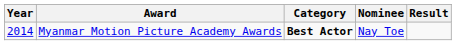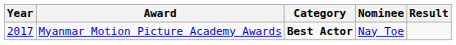(20, 31) 2014 -> (20, 31) 2017
